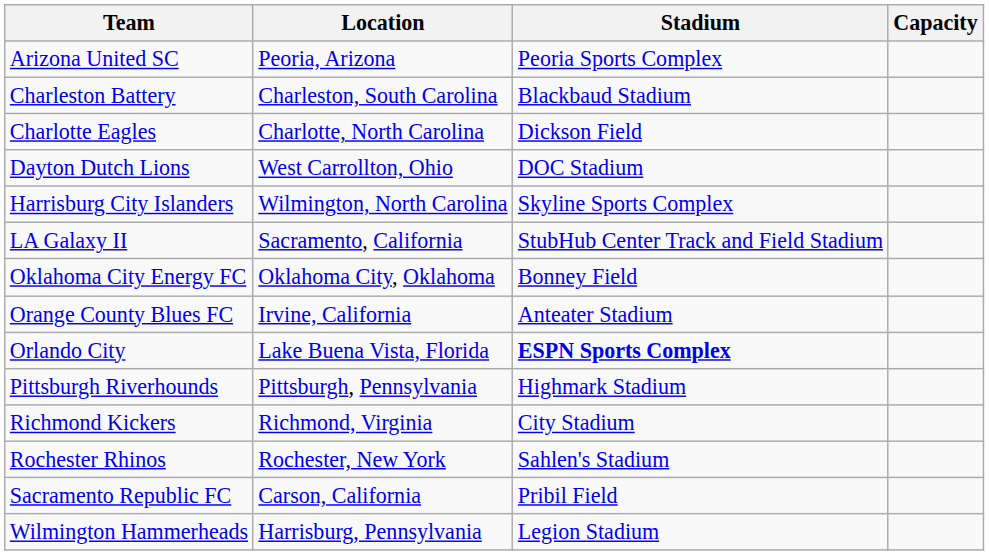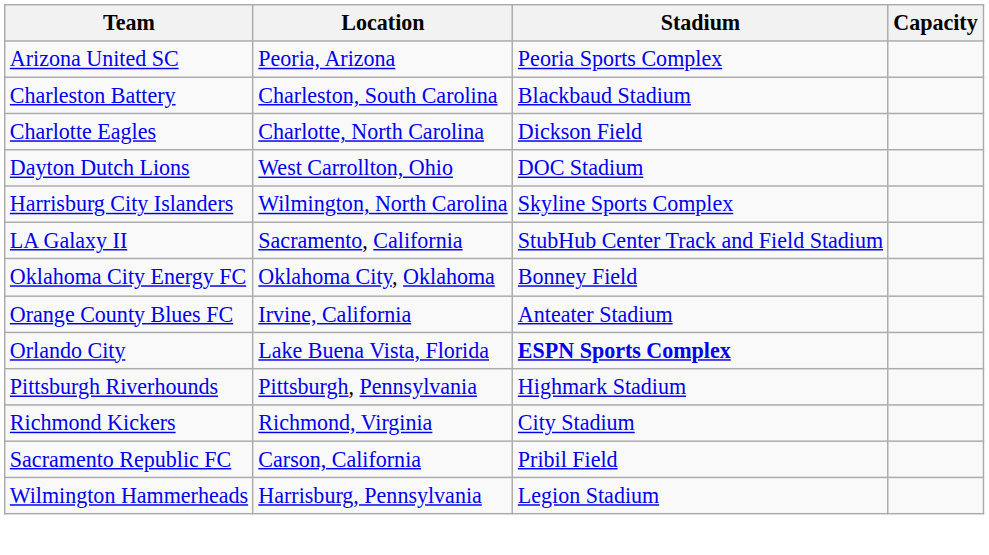- row: (88, 458)
